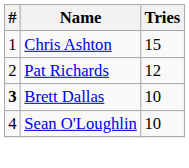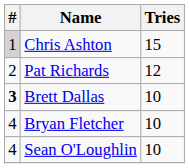(13, 44) no background -> (13, 44) lightgrey background
+ row: (74, 123)
